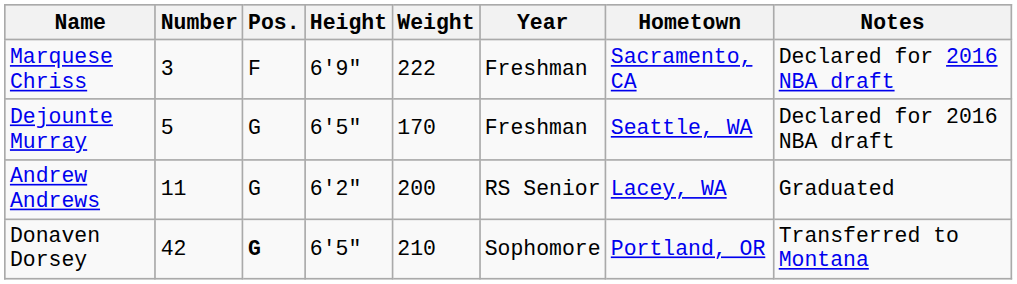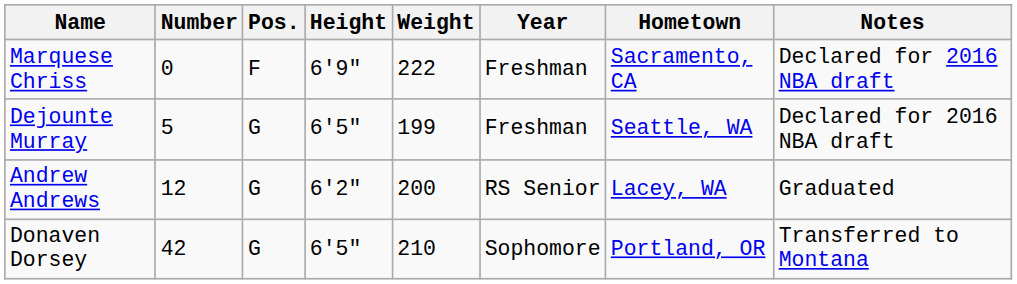(167, 70) 3 -> (167, 70) 0
(417, 129) 170 -> (417, 129) 199
(174, 189) 11 -> (174, 189) 12
(255, 249) bold -> (255, 249) normal
